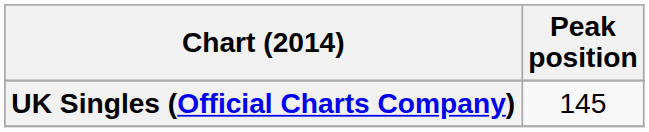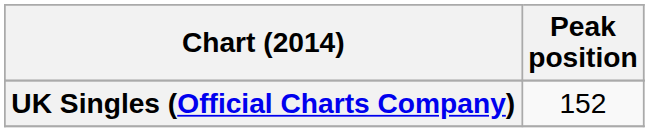(583, 103) 145 -> (583, 103) 152
